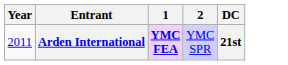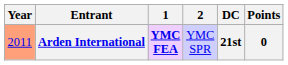+ column: (264, 14)
(20, 42) no background -> (20, 42) lightsalmon background
